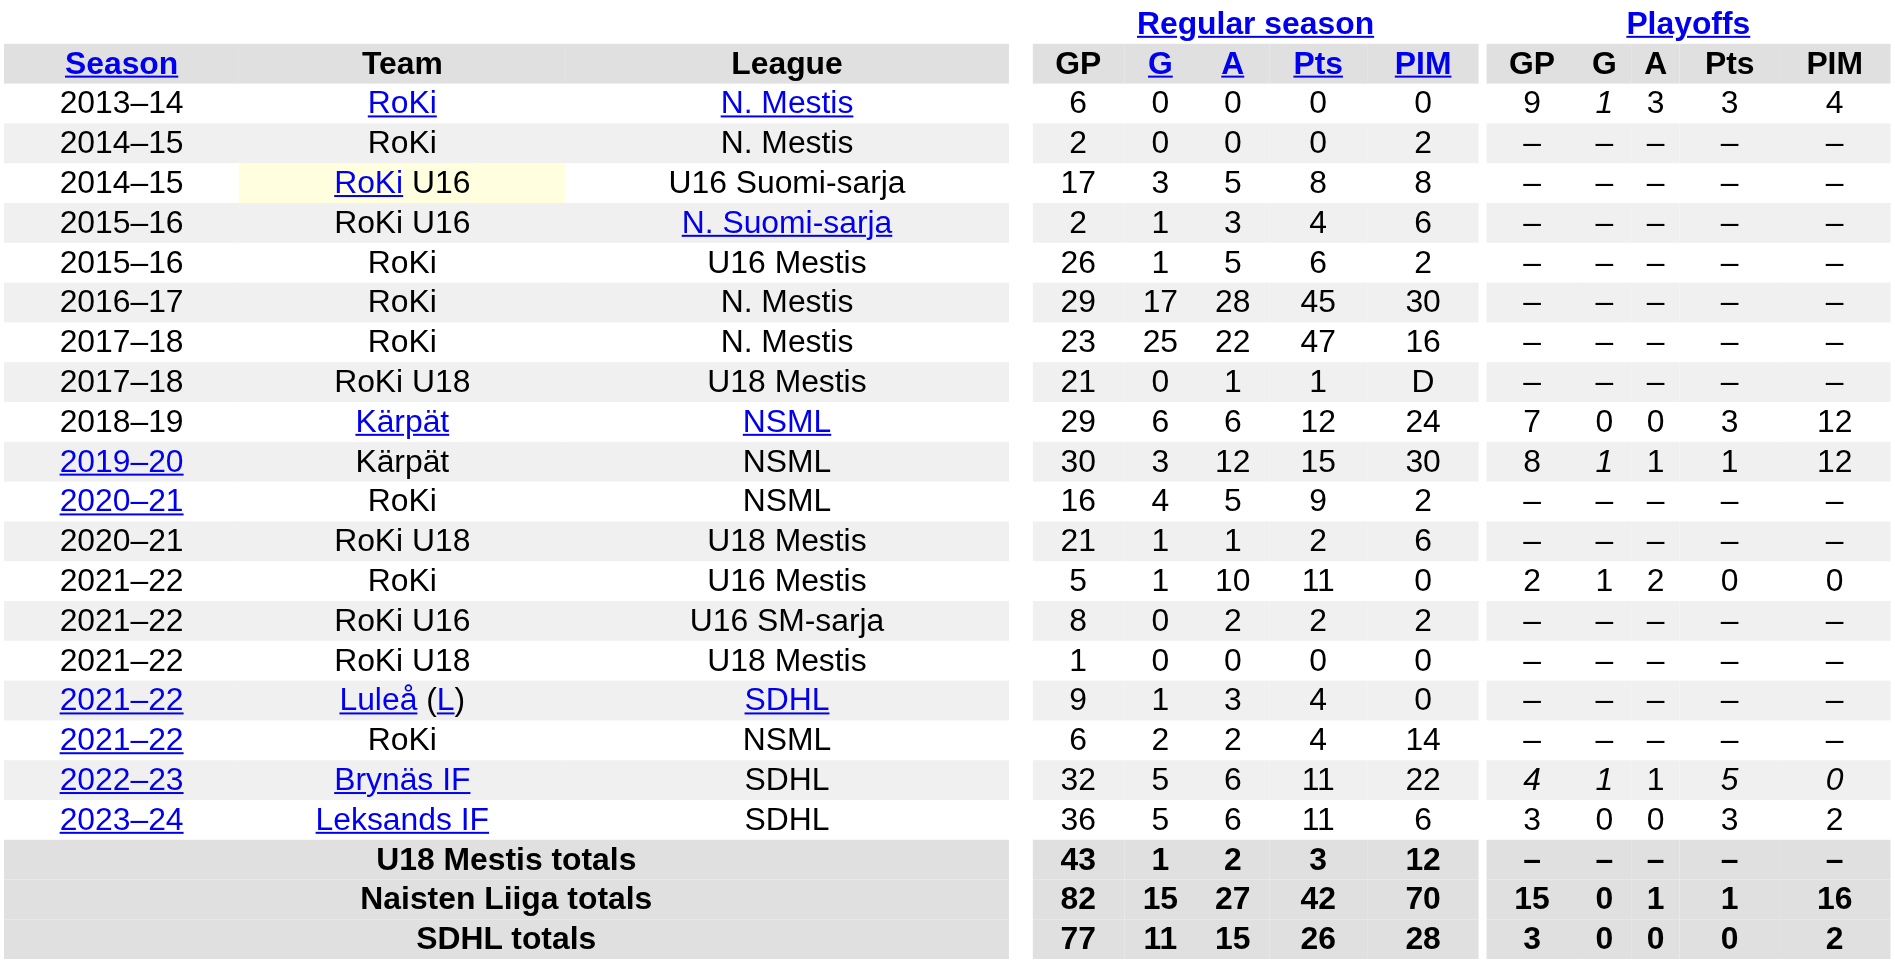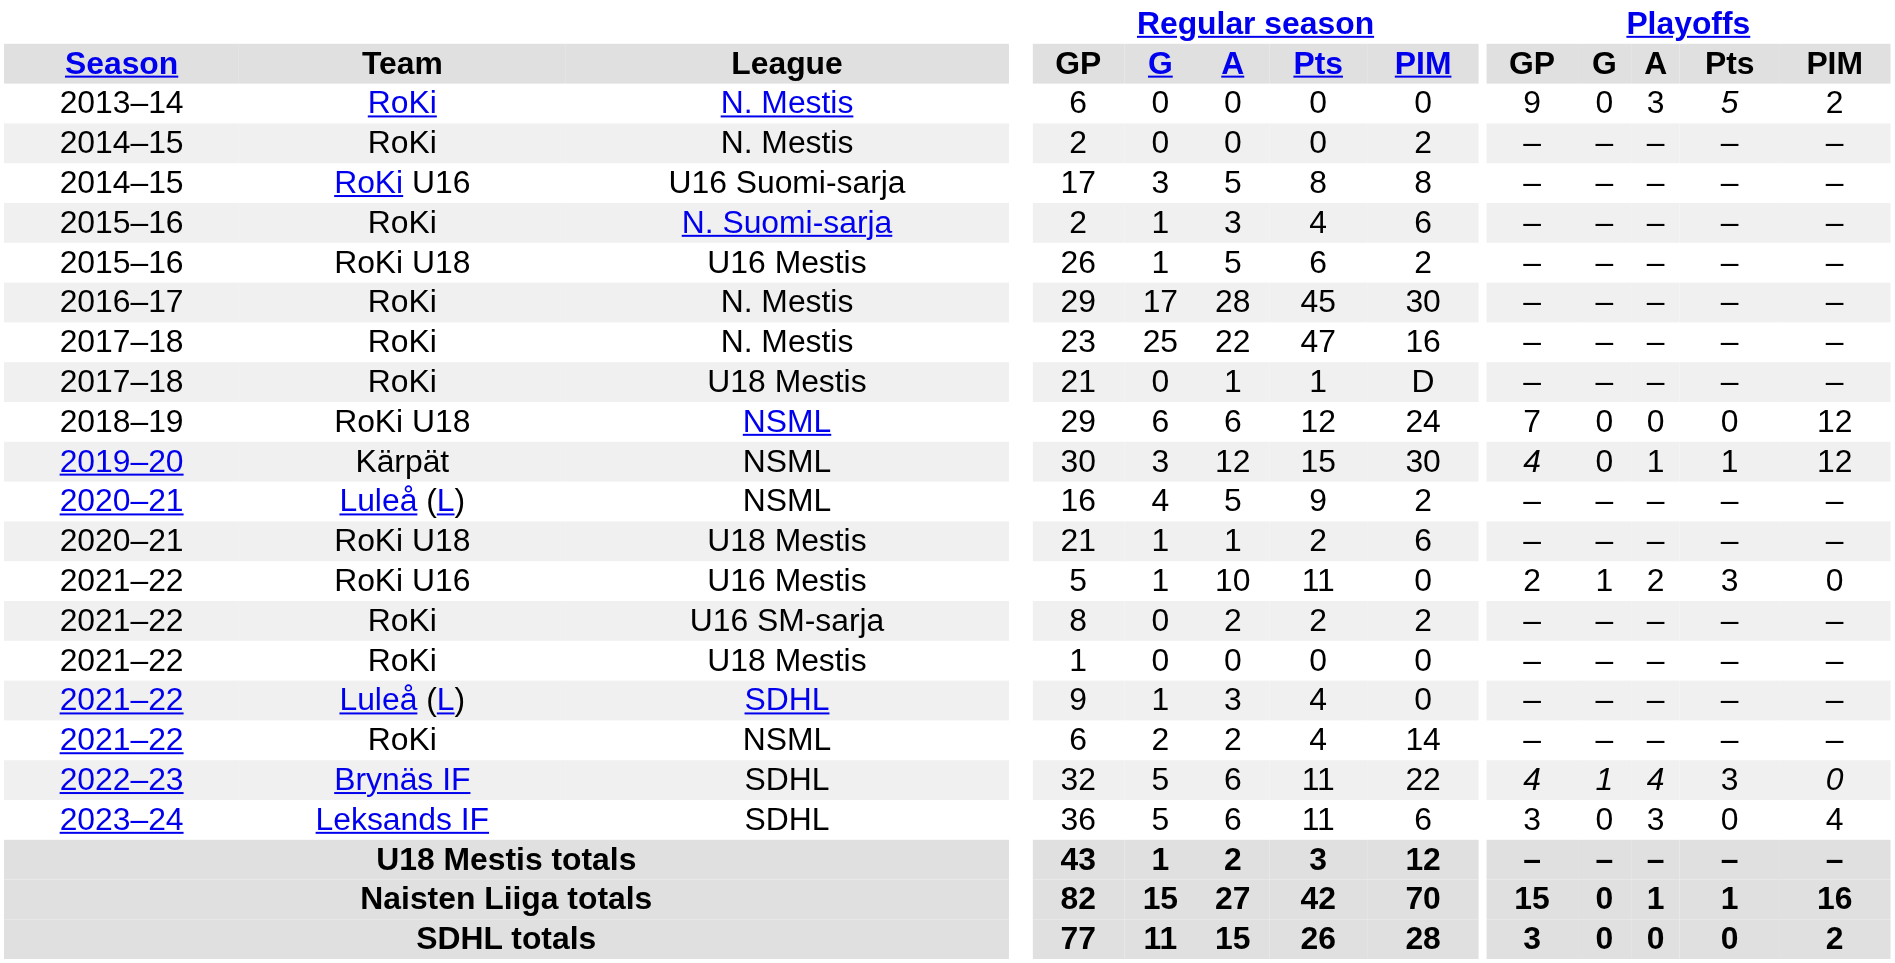(1604, 103) 1 -> (1604, 103) 0
(1730, 103) 3 -> (1730, 103) 5
(1835, 103) 4 -> (1835, 103) 2
(402, 182) lightyellow background -> (402, 182) no background
(402, 222) RoKi U16 -> (402, 222) RoKi
(402, 262) RoKi -> (402, 262) RoKi U18
(402, 381) RoKi U18 -> (402, 381) RoKi
(402, 421) Kärpät -> (402, 421) RoKi U18
(1730, 421) 3 -> (1730, 421) 0
(1532, 461) 8 -> (1532, 461) 4
(1604, 461) 1 -> (1604, 461) 0
(402, 501) RoKi -> (402, 501) Luleå (L)
(402, 580) RoKi -> (402, 580) RoKi U16
(1730, 580) 0 -> (1730, 580) 3
(402, 620) RoKi U16 -> (402, 620) RoKi
(402, 660) RoKi U18 -> (402, 660) RoKi
(1656, 779) 1 -> (1656, 779) 4
(1730, 779) 5 -> (1730, 779) 3
(1656, 819) 0 -> (1656, 819) 3
(1730, 819) 3 -> (1730, 819) 0
(1835, 819) 2 -> (1835, 819) 4
